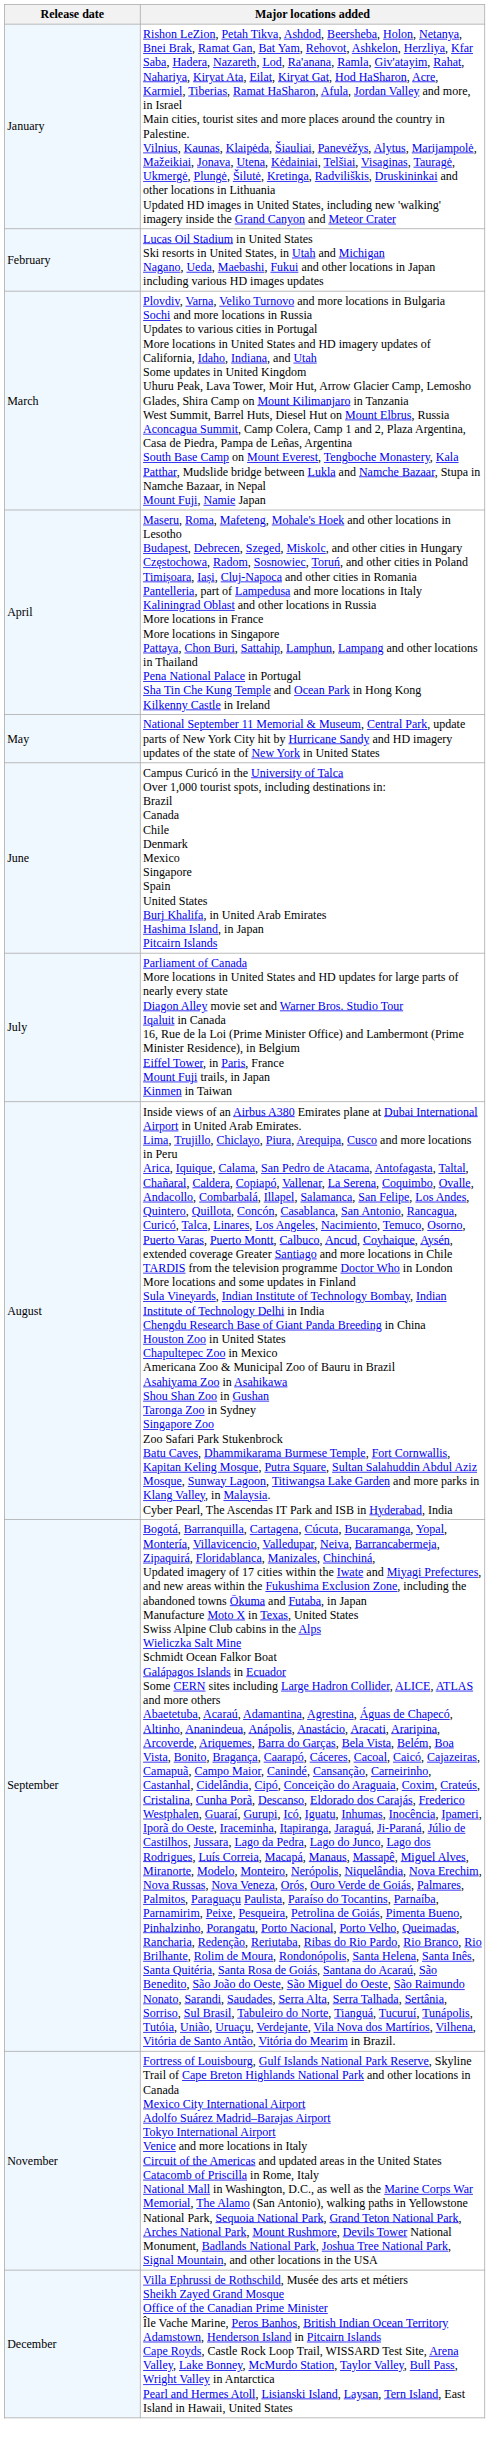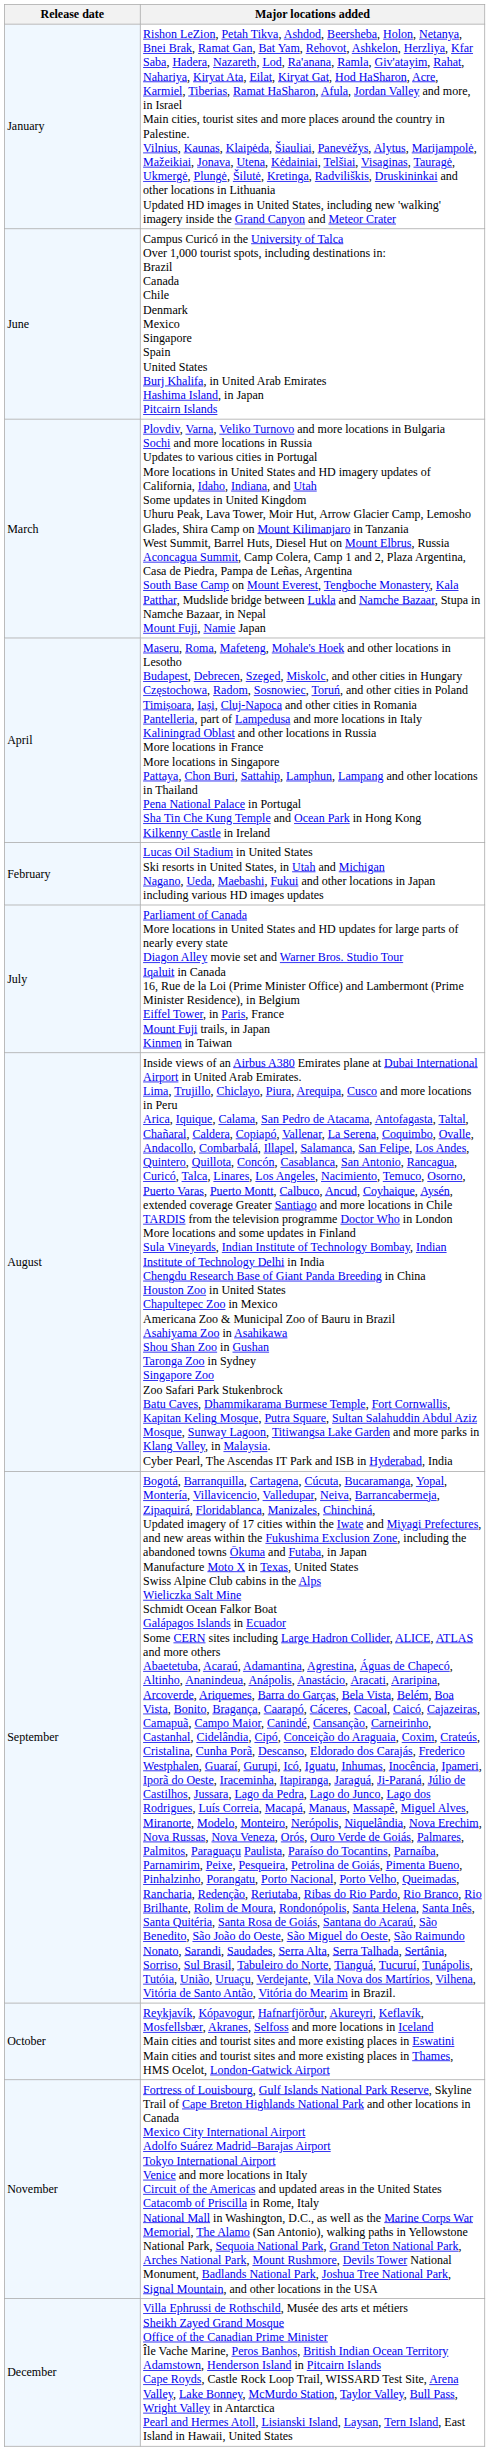rows swapped: (29, 260) <-> (18, 858)
- row: (18, 739)
+ row: (27, 2041)
